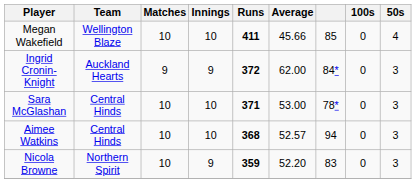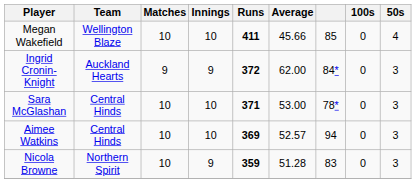(251, 135) 368 -> (251, 135) 369
(293, 164) 52.20 -> (293, 164) 51.28
